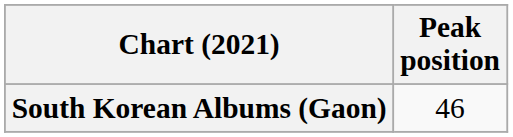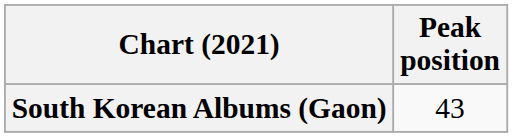(450, 107) 46 -> (450, 107) 43
